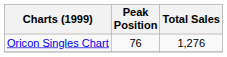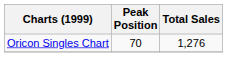(136, 43) 76 -> (136, 43) 70
